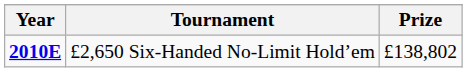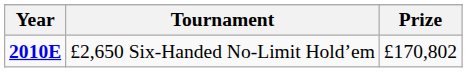(420, 50) £138,802 -> (420, 50) £170,802
